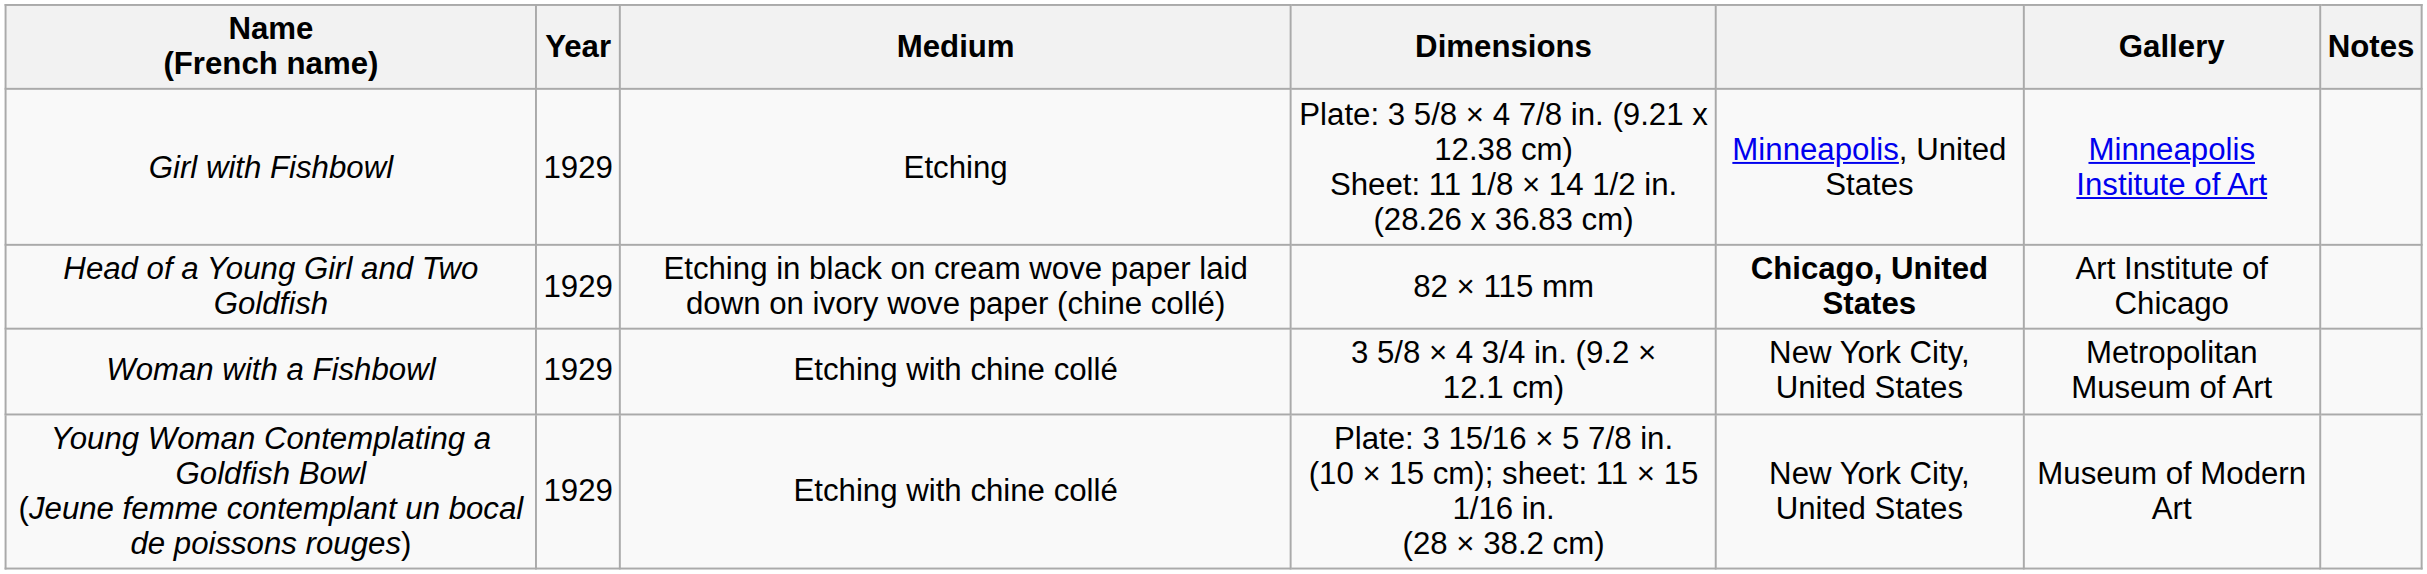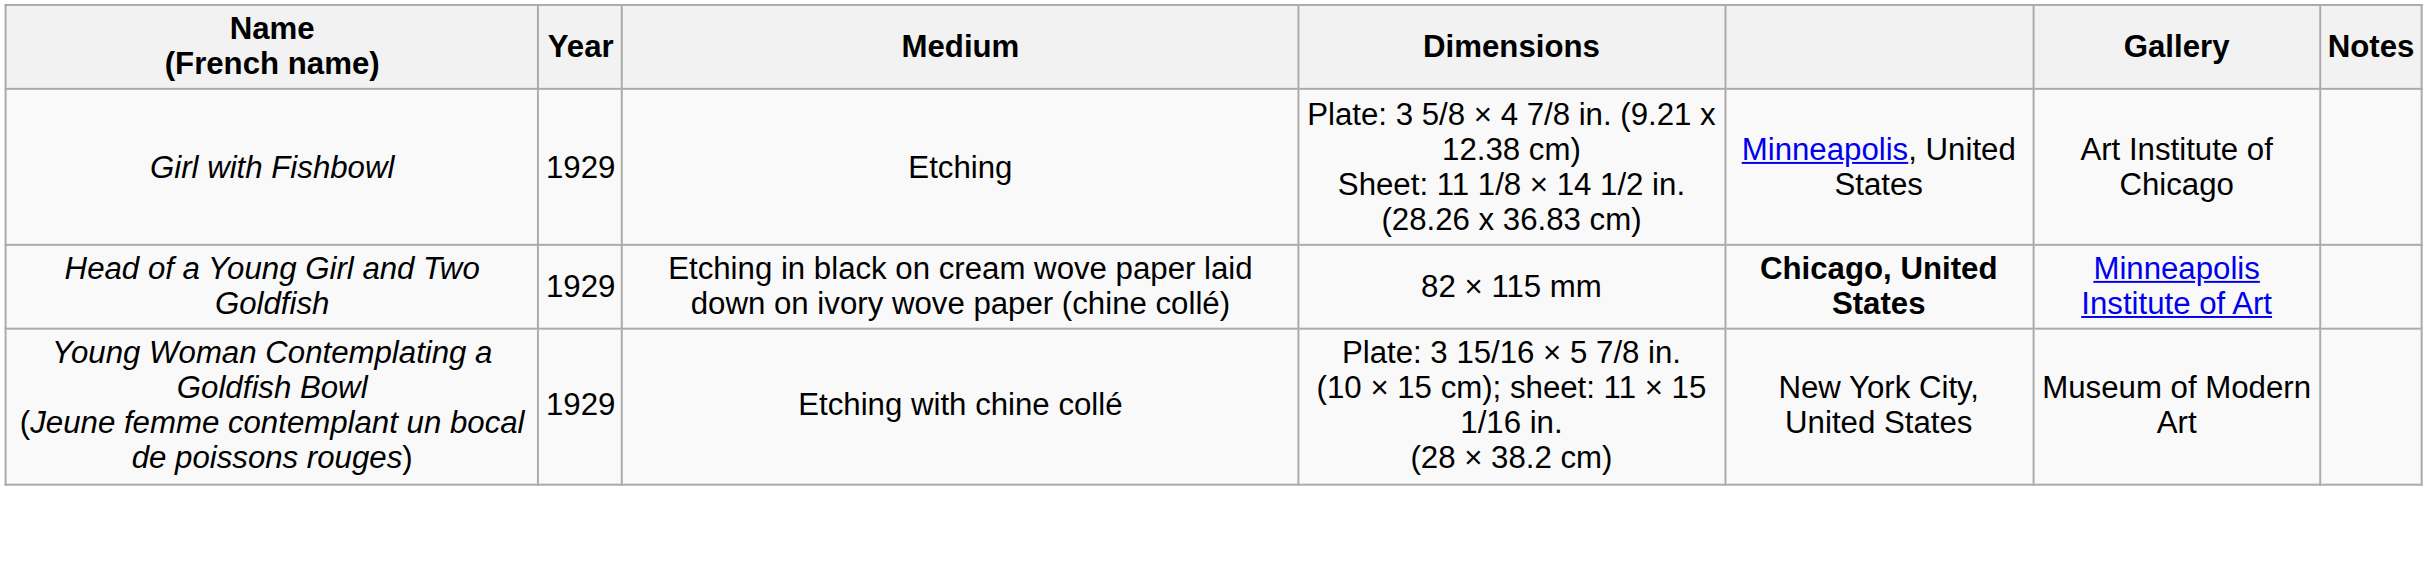(2172, 166) Minneapolis Institute of Art -> (2177, 166) Art Institute of Chicago
(2172, 286) Art Institute of Chicago -> (2177, 286) Minneapolis Institute of Art
- row: (271, 370)
